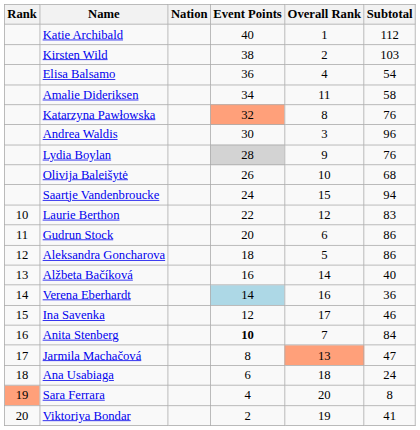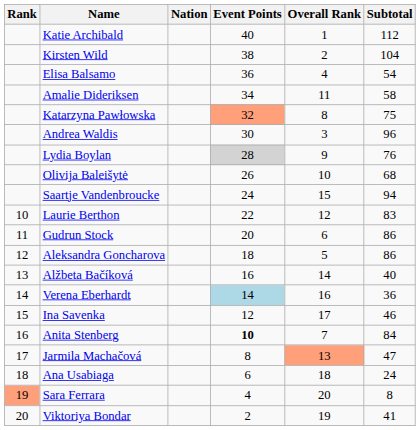(390, 54) 103 -> (390, 54) 104
(390, 114) 76 -> (390, 114) 75
